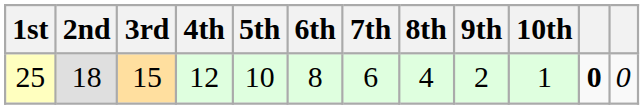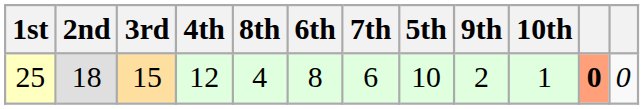columns swapped: (260, 28) <-> (426, 28)
(594, 77) no background -> (594, 77) lightsalmon background
